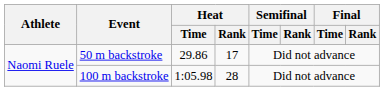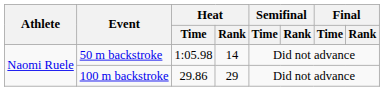(194, 55) 29.86 -> (194, 55) 1:05.98
(232, 55) 17 -> (232, 55) 14
(194, 76) 1:05.98 -> (194, 76) 29.86
(232, 76) 28 -> (232, 76) 29
